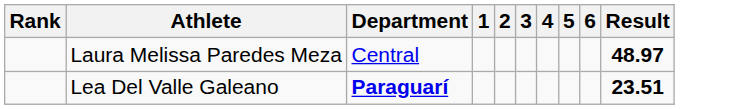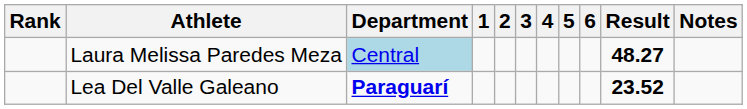+ column: (708, 21)
(385, 54) no background -> (385, 54) lightblue background
(638, 54) 48.97 -> (638, 54) 48.27
(638, 87) 23.51 -> (638, 87) 23.52
